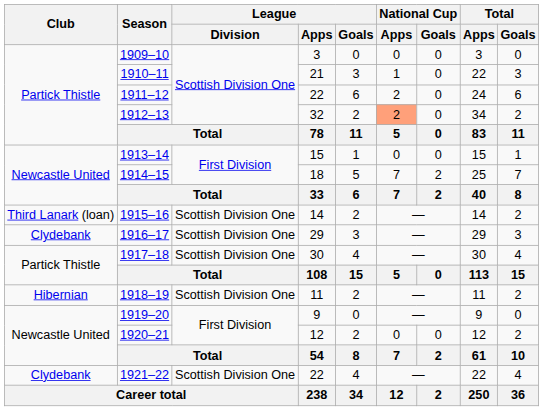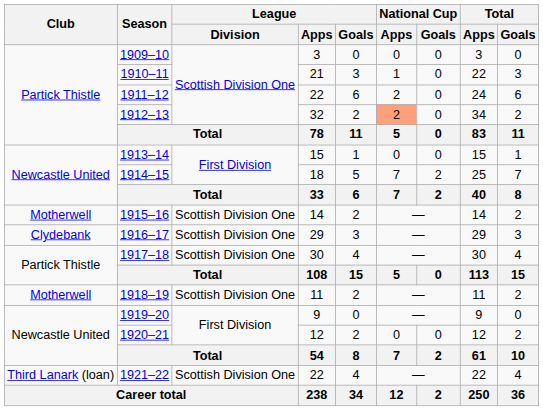(61, 214) Third Lanark (loan) -> (61, 214) Motherwell
(61, 295) Hibernian -> (61, 295) Motherwell
(61, 375) Clydebank -> (61, 375) Third Lanark (loan)
